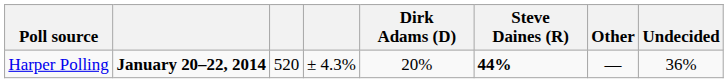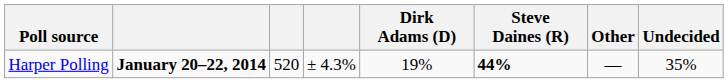(417, 63) 20% -> (417, 63) 19%
(681, 63) 36% -> (681, 63) 35%
